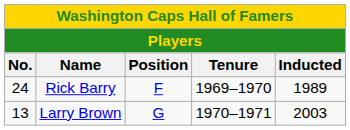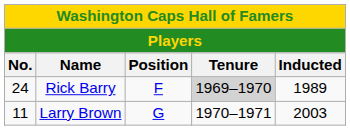(233, 88) no background -> (233, 88) lightgrey background
(20, 112) 13 -> (20, 112) 11
